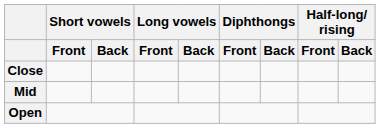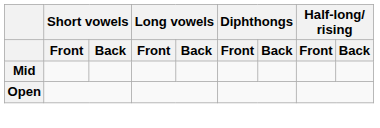- row: (25, 71)
